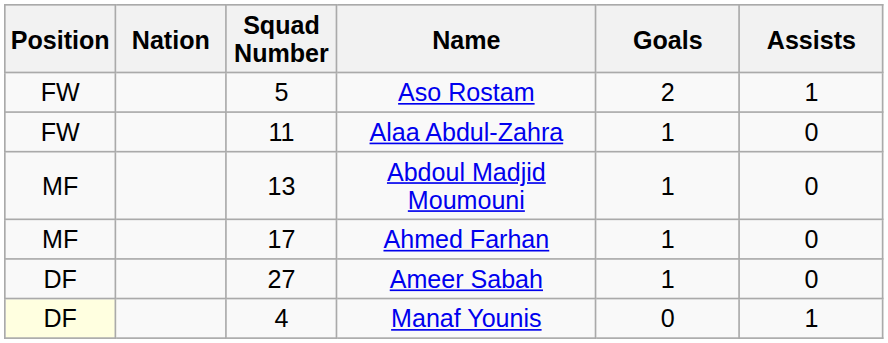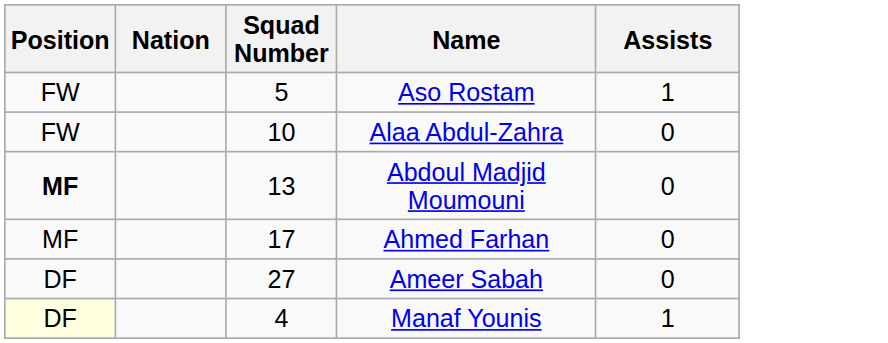- column: (668, 39)
(281, 132) 11 -> (281, 132) 10
(60, 186) normal -> (60, 186) bold
